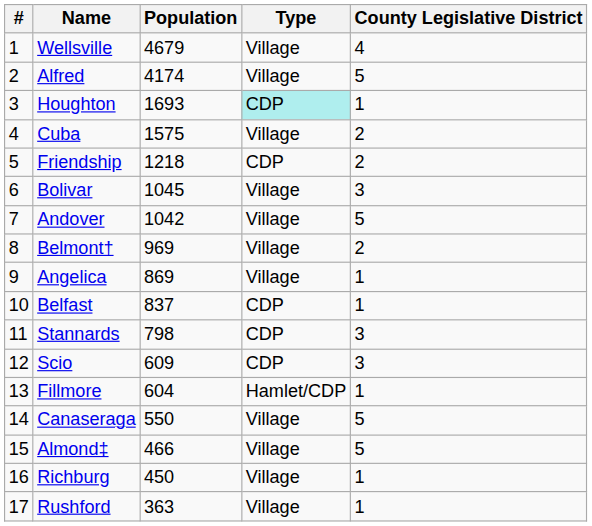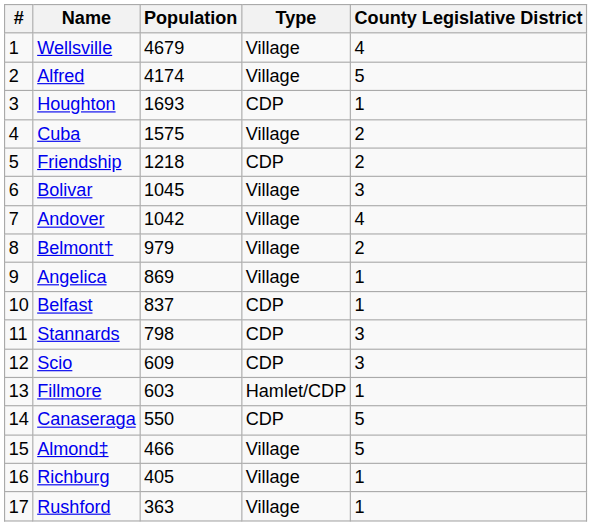(265, 104) paleturquoise background -> (265, 104) no background
(360, 219) 5 -> (360, 219) 4
(159, 248) 969 -> (159, 248) 979
(159, 391) 604 -> (159, 391) 603
(273, 420) Village -> (265, 420) CDP
(159, 477) 450 -> (159, 477) 405
